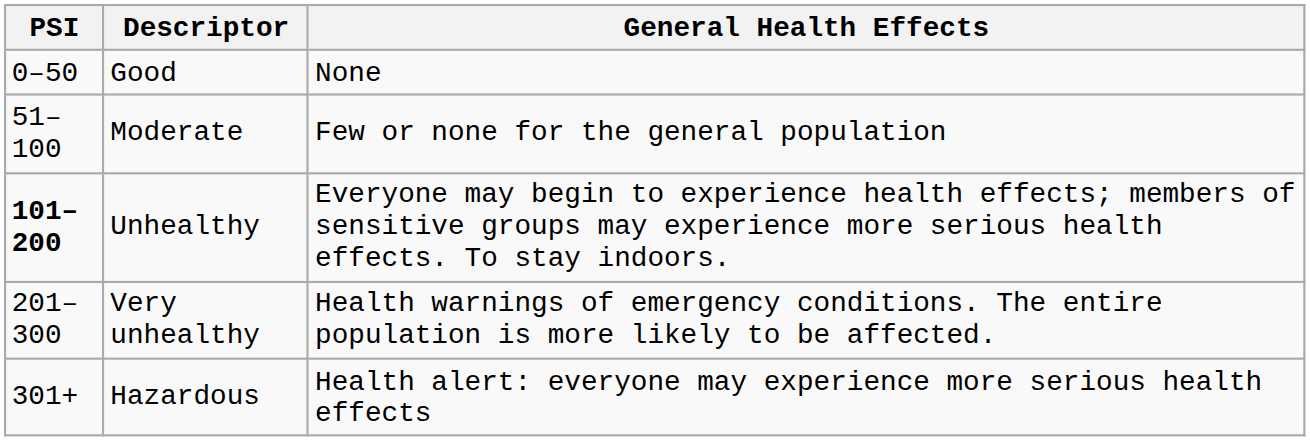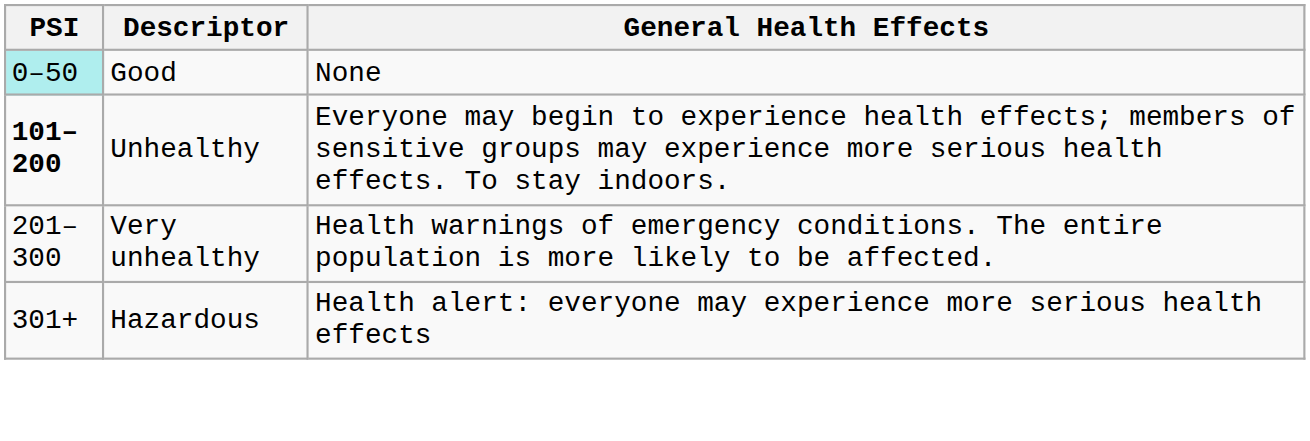(45, 73) no background -> (45, 73) paleturquoise background
- row: (177, 134)
